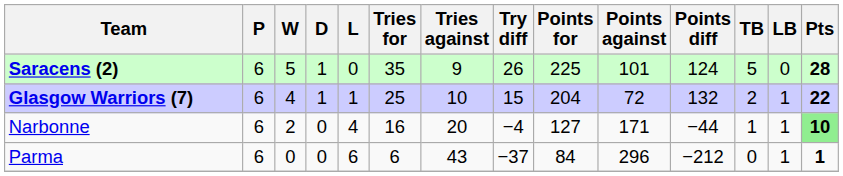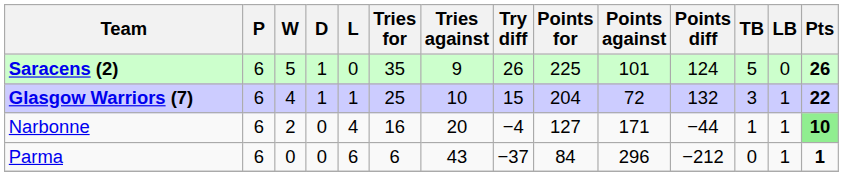(820, 68) 28 -> (820, 68) 26
(752, 98) 2 -> (752, 98) 3
